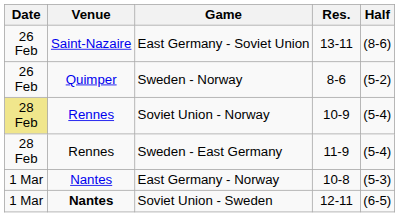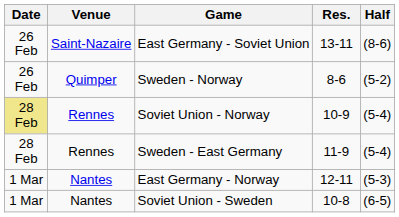(336, 180) 10-8 -> (336, 180) 12-11
(91, 201) bold -> (91, 201) normal
(336, 201) 12-11 -> (336, 201) 10-8
